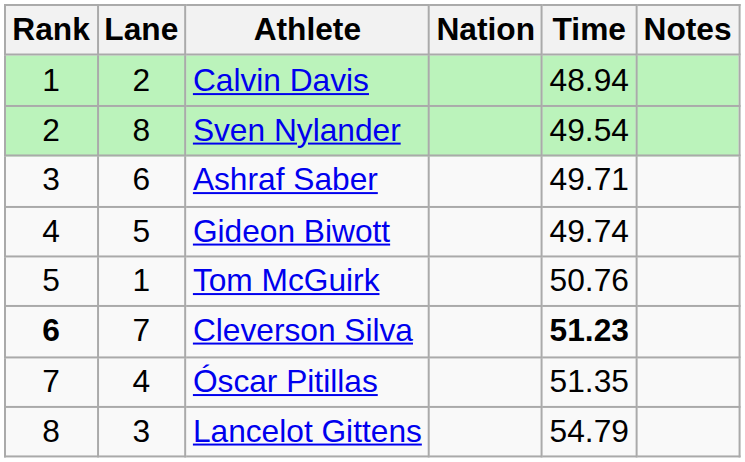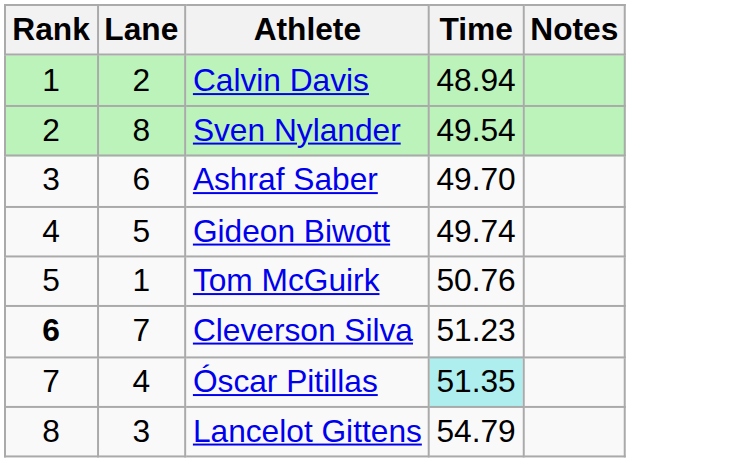- column: (486, 29)
(589, 180) 49.71 -> (476, 180) 49.70
(589, 331) bold -> (476, 331) normal
(589, 381) no background -> (476, 381) paleturquoise background
